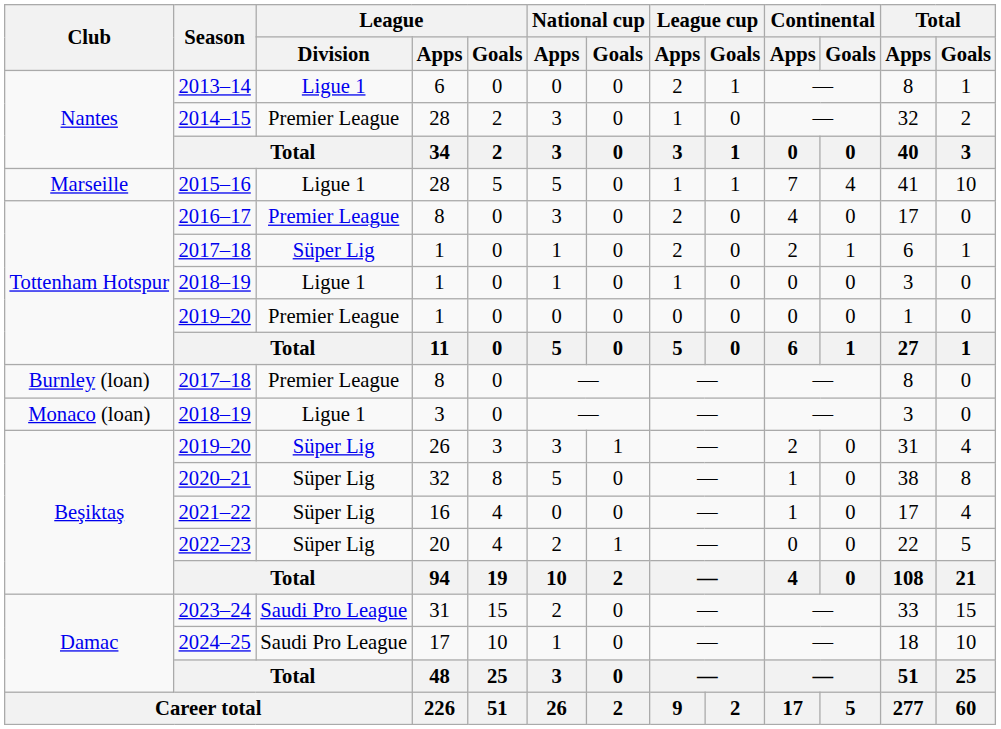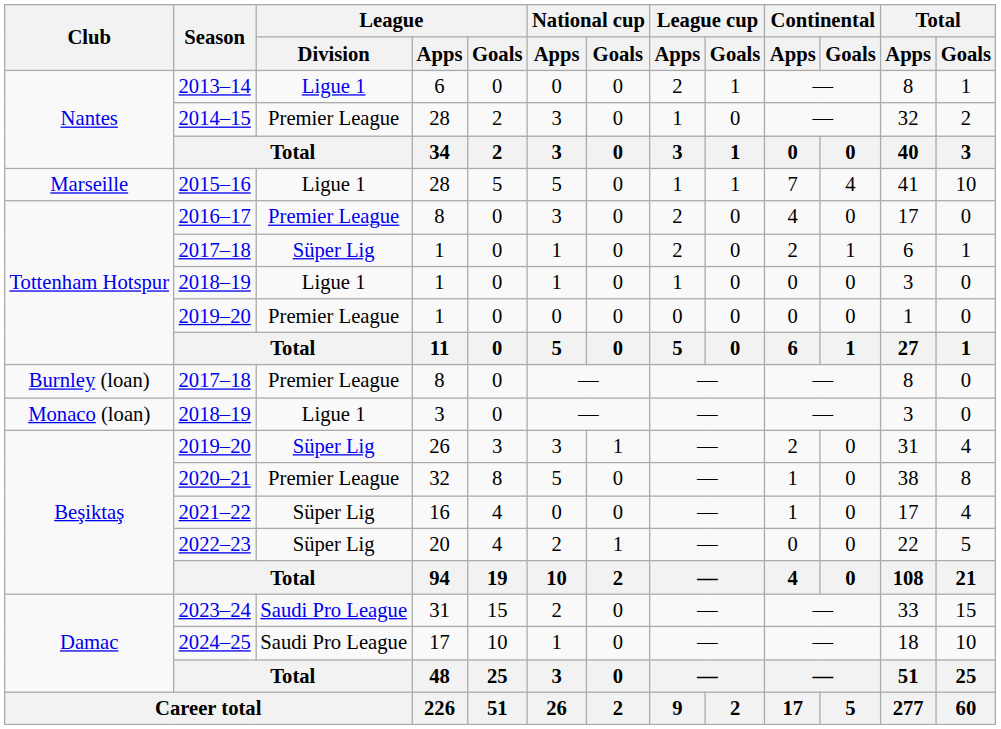(334, 479) Süper Lig -> (334, 479) Premier League
